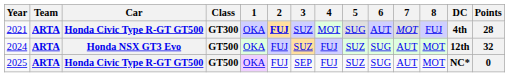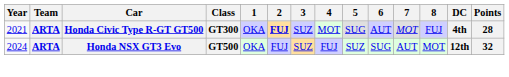- row: (17, 62)
